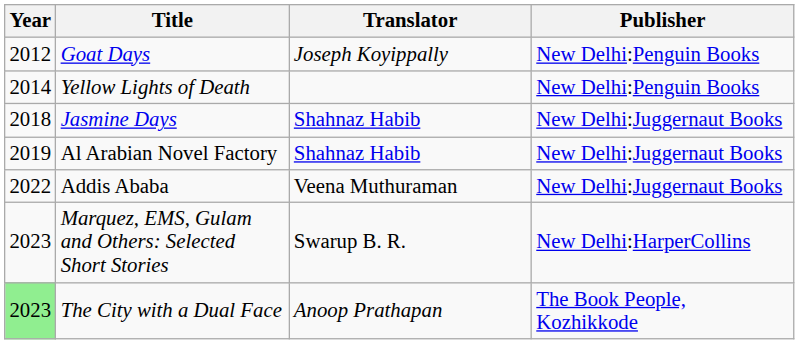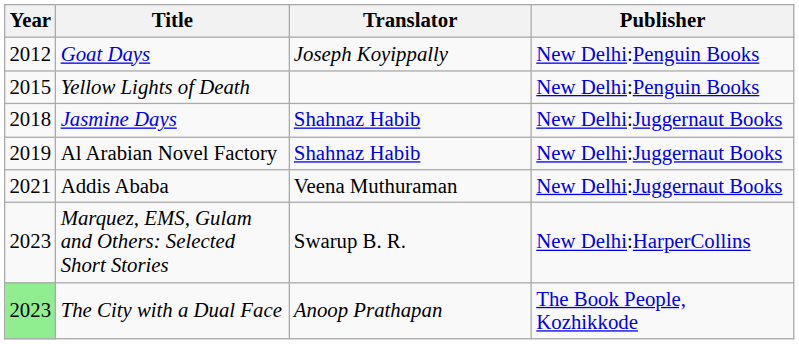(30, 86) 2014 -> (30, 86) 2015
(30, 185) 2022 -> (30, 185) 2021
